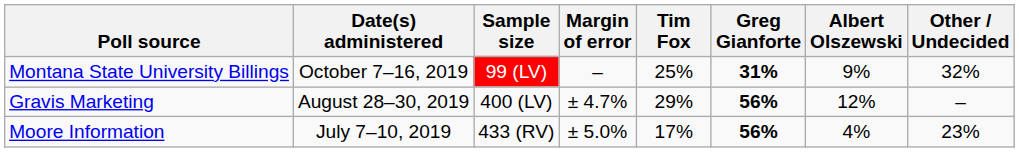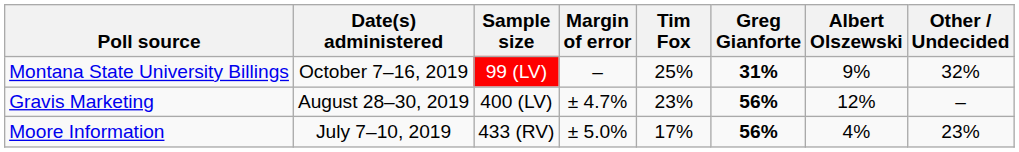(674, 102) 29% -> (674, 102) 23%
